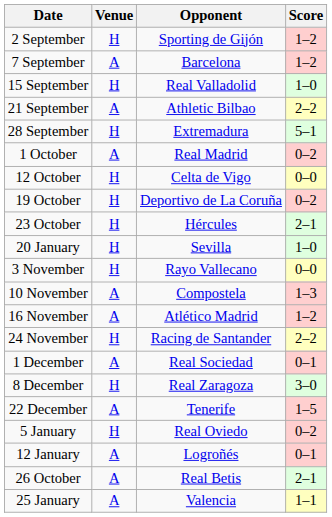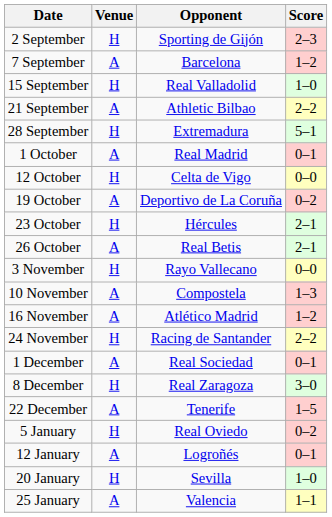(306, 39) 1–2 -> (306, 39) 2–3
(306, 154) 0–2 -> (306, 154) 0–1
(114, 200) H -> (114, 200) A
rows swapped: (48, 477) <-> (48, 246)
